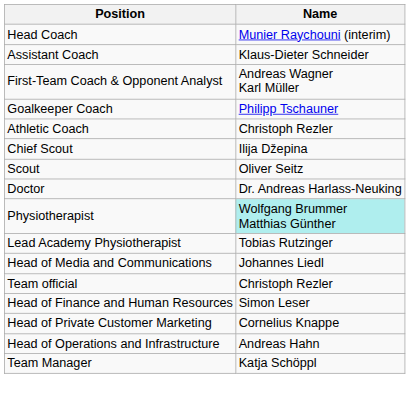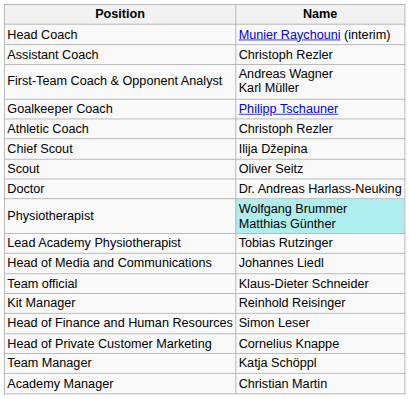(304, 54) Klaus-Dieter Schneider -> (286, 54) Christoph Rezler
(286, 283) Christoph Rezler -> (304, 283) Klaus-Dieter Schneider
+ row: (41, 303)
- row: (113, 343)
+ row: (60, 383)
